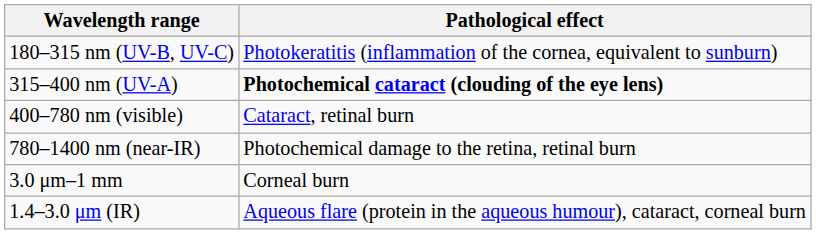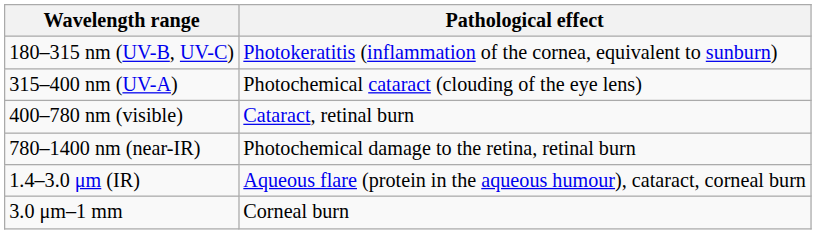(453, 84) bold -> (443, 84) normal
rows swapped: (75, 212) <-> (66, 180)
